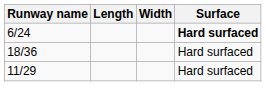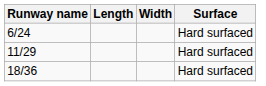(218, 33) bold -> (215, 33) normal
rows swapped: (22, 71) <-> (22, 52)
